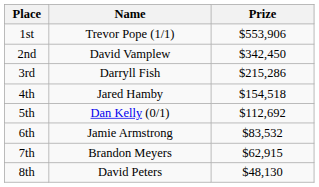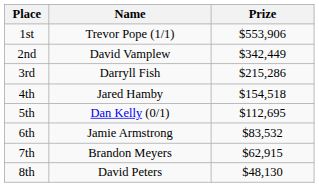(263, 53) $342,450 -> (263, 53) $342,449
(263, 113) $112,692 -> (263, 113) $112,695
